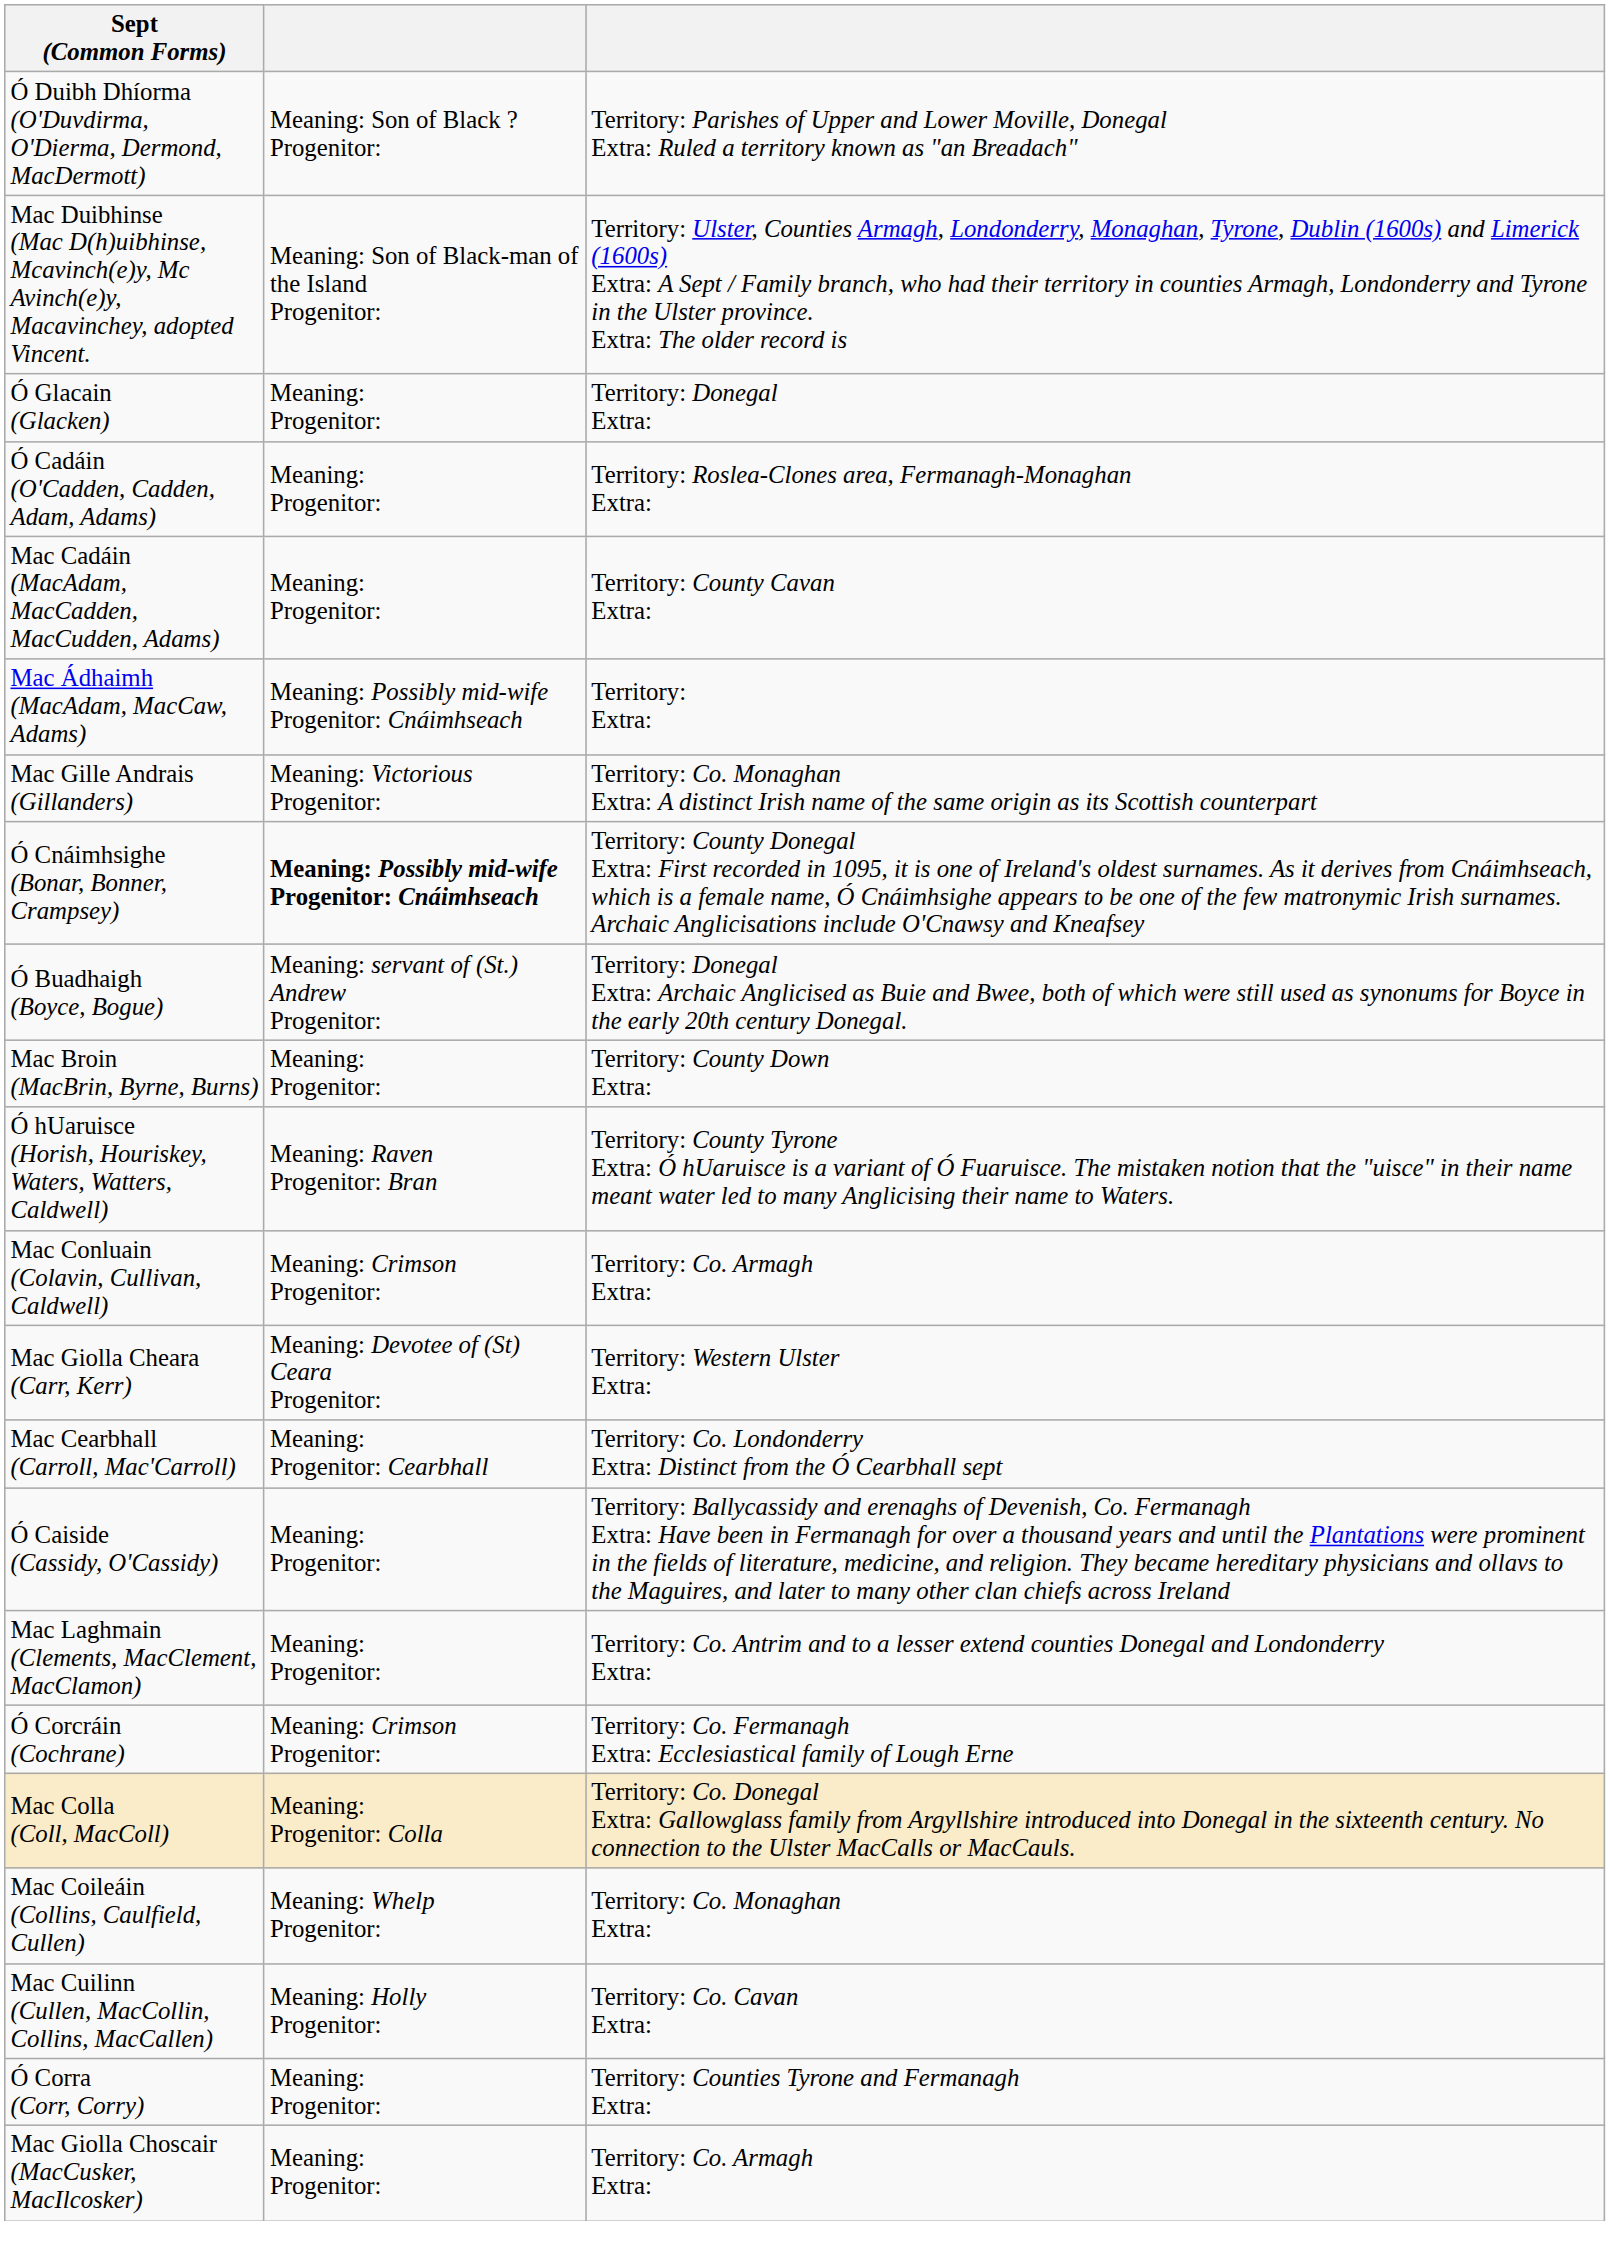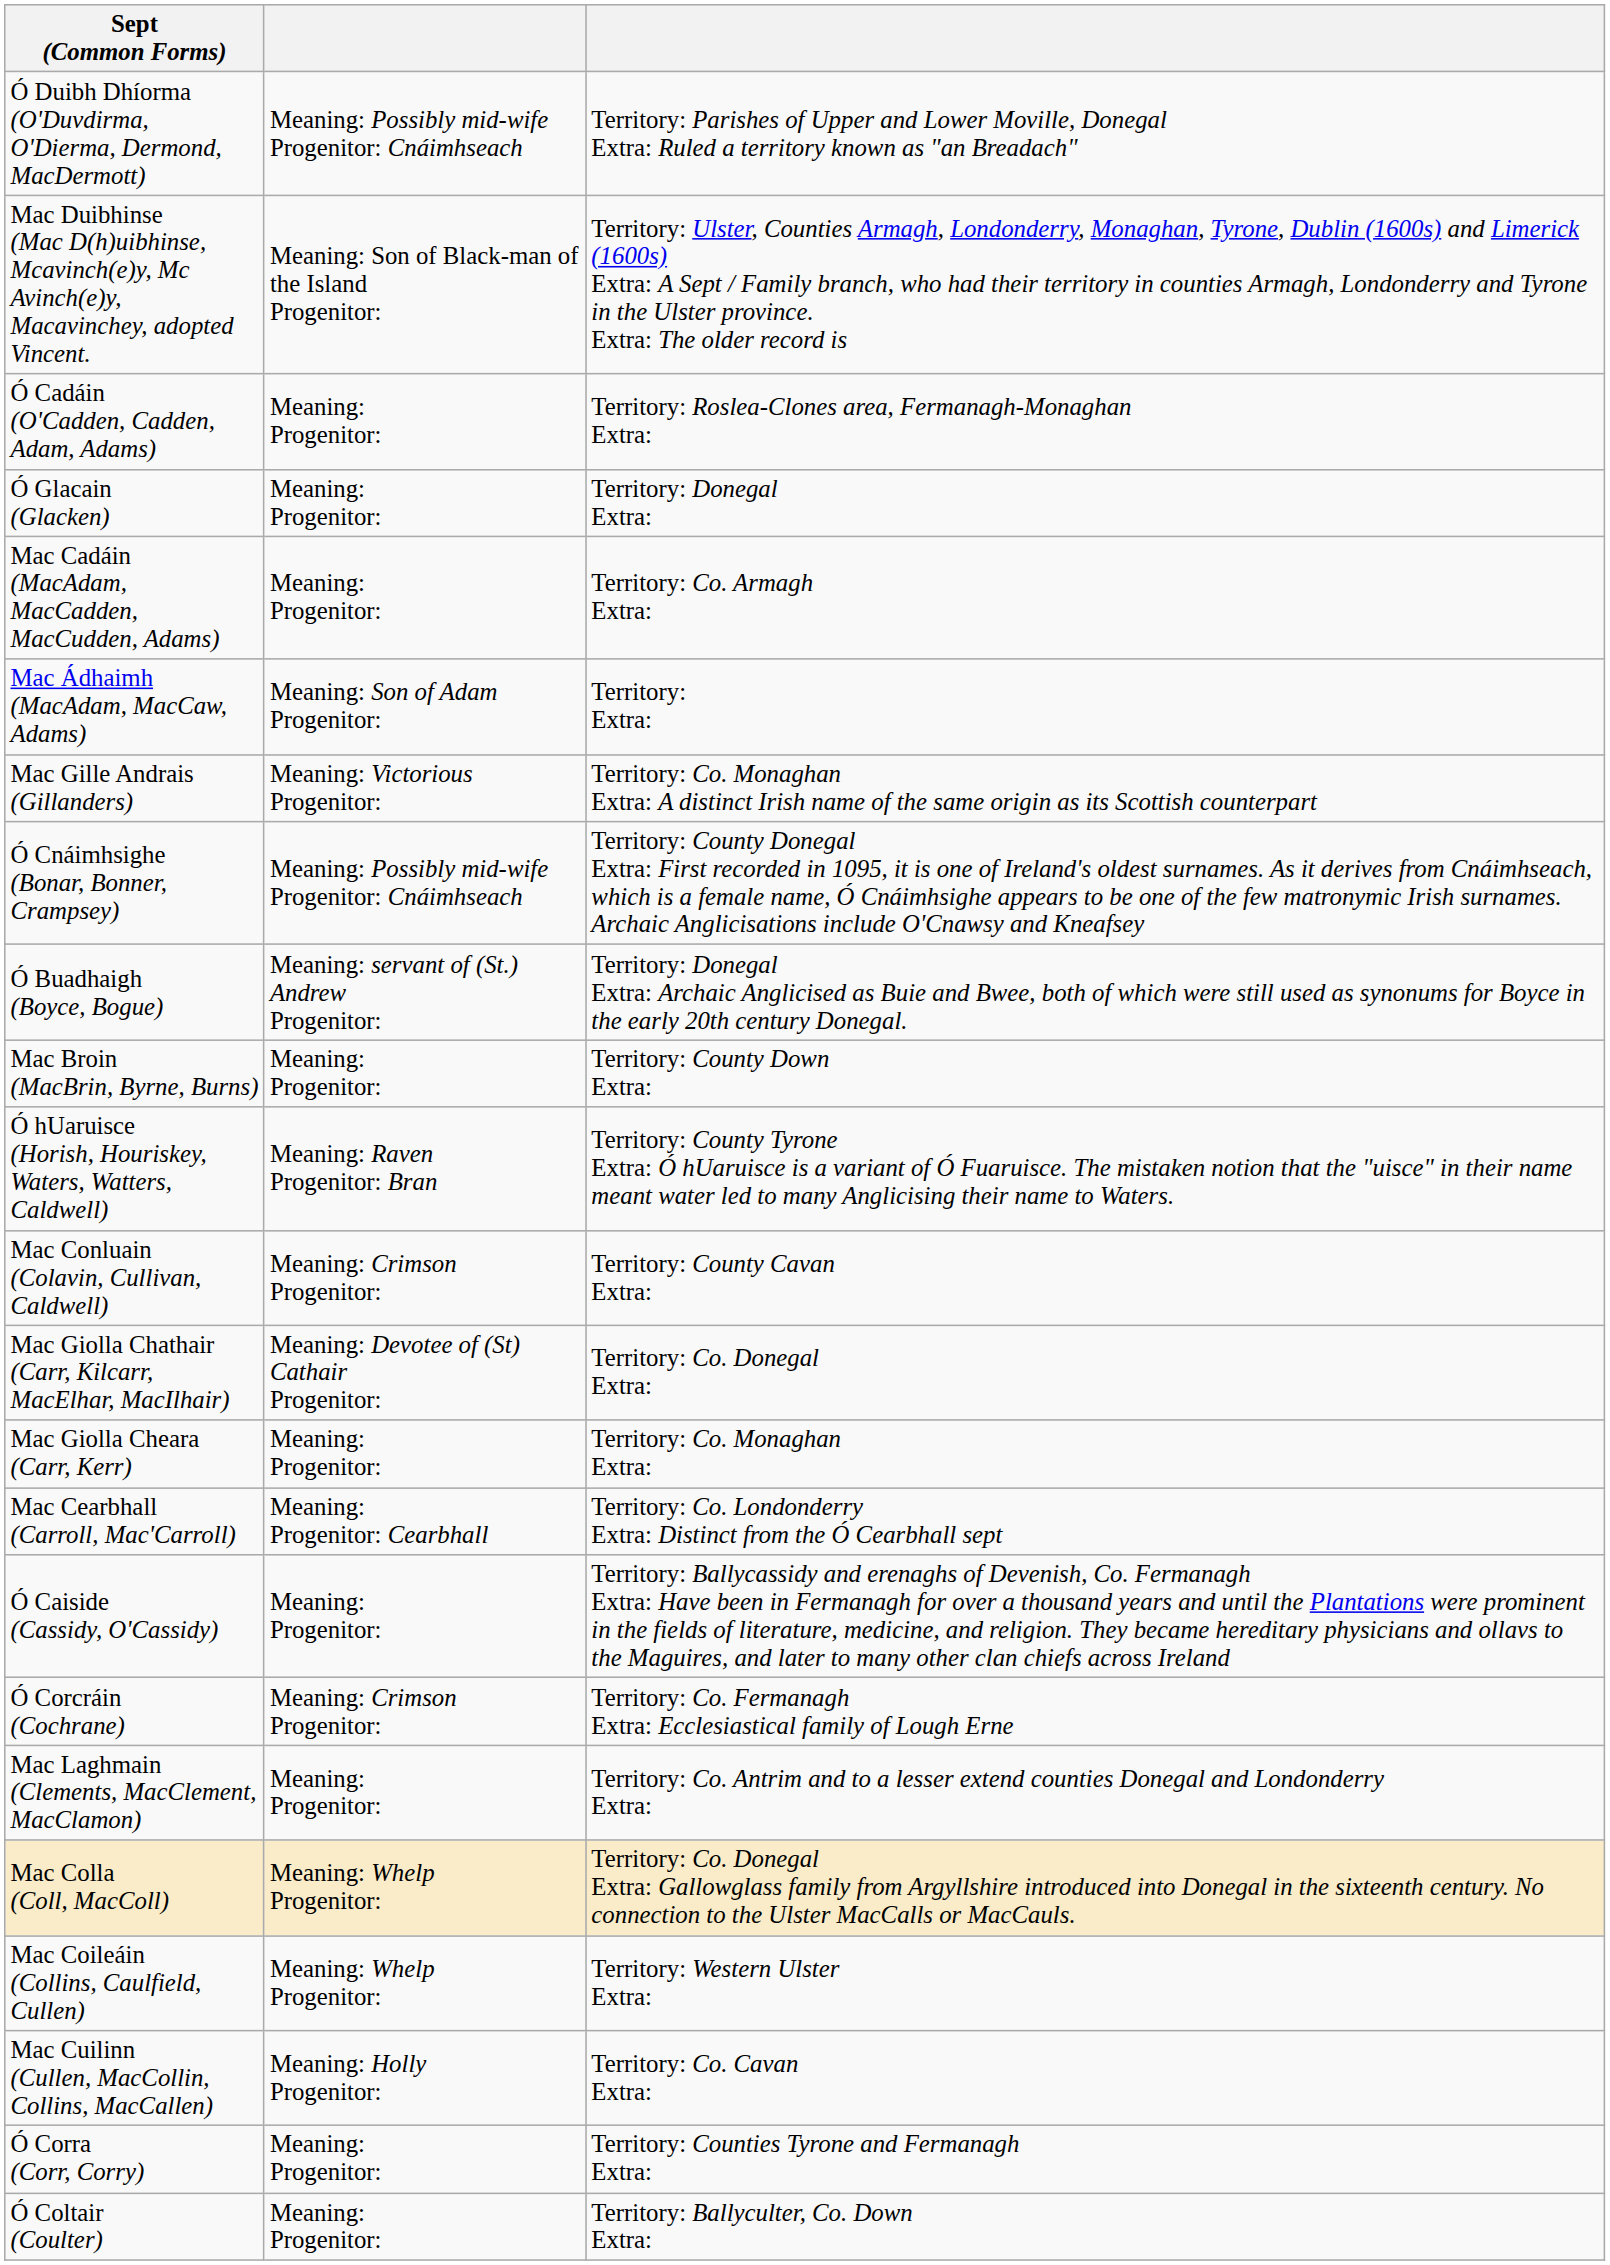(394, 133) Meaning: Son of Black ? Progenitor: -> (409, 133) Meaning: Possibly mid-wife Progenitor: Cnáimhseach
rows swapped: (61, 407) <-> (113, 488)
(713, 597) Territory: County Cavan Extra: -> (702, 597) Territory: Co. Armagh Extra:
(409, 706) Meaning: Possibly mid-wife Progenitor: Cnáimhseach -> (384, 706) Meaning: Son of Adam Progenitor:
(414, 882) bold -> (409, 882) normal
(702, 1277) Territory: Co. Armagh Extra: -> (713, 1277) Territory: County Cavan Extra:
+ row: (120, 1372)
(395, 1372) Meaning: Devotee of (St) Ceara Progenitor: -> (326, 1453) Meaning: Progenitor:
(715, 1372) Territory: Western Ulster Extra: -> (716, 1453) Territory: Co. Monaghan Extra:
rows swapped: (133, 1657) <-> (68, 1739)
(356, 1820) Meaning: Progenitor: Colla -> (352, 1887) Meaning: Whelp Progenitor:
(716, 1915) Territory: Co. Monaghan Extra: -> (715, 1982) Territory: Western Ulster Extra:
- row: (114, 2172)
+ row: (57, 2226)
